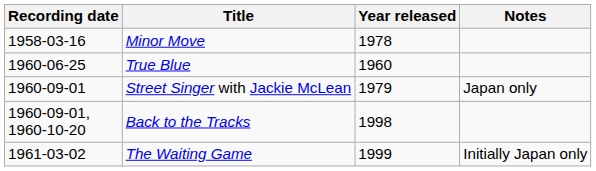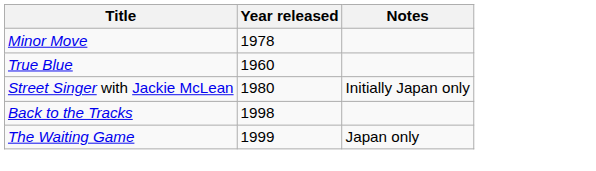- column: (63, 16)
(375, 88) 1979 -> (257, 88) 1980
(500, 88) Japan only -> (408, 88) Initially Japan only
(525, 154) Initially Japan only -> (382, 137) Japan only
